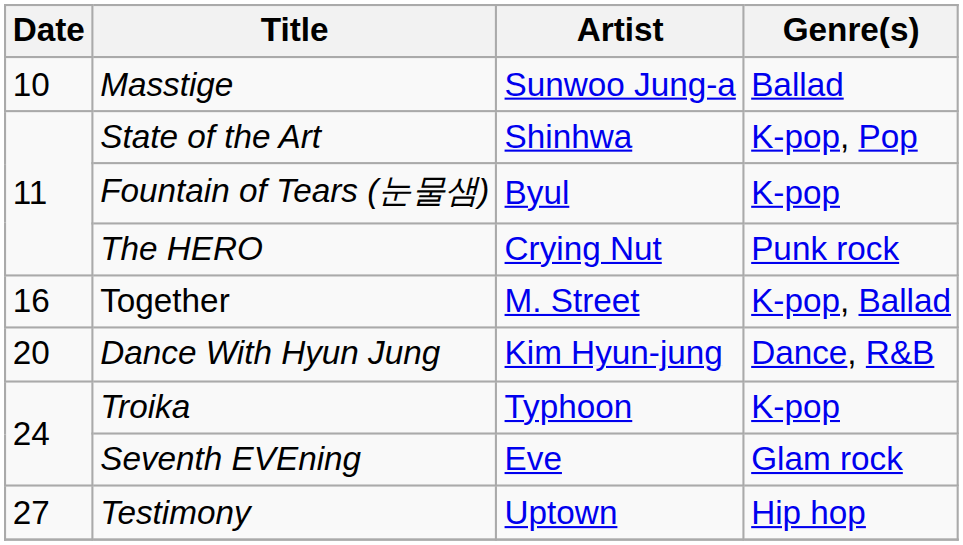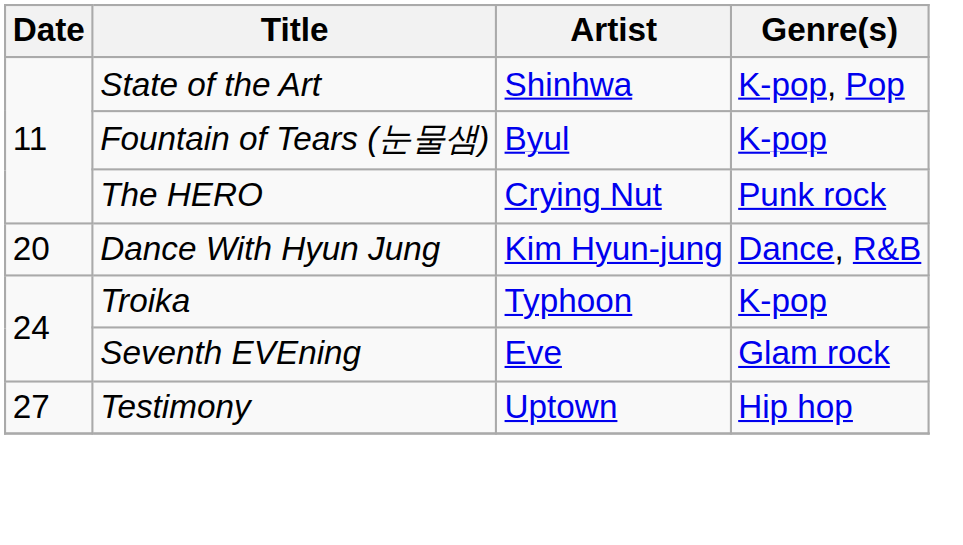- row: (167, 83)
- row: (165, 301)
